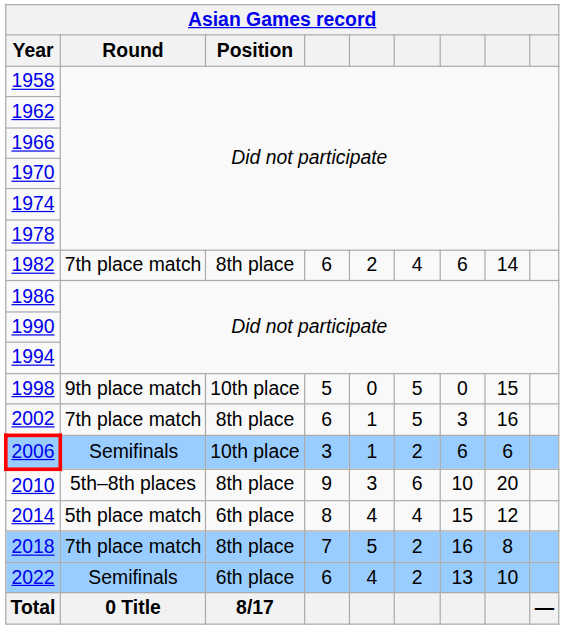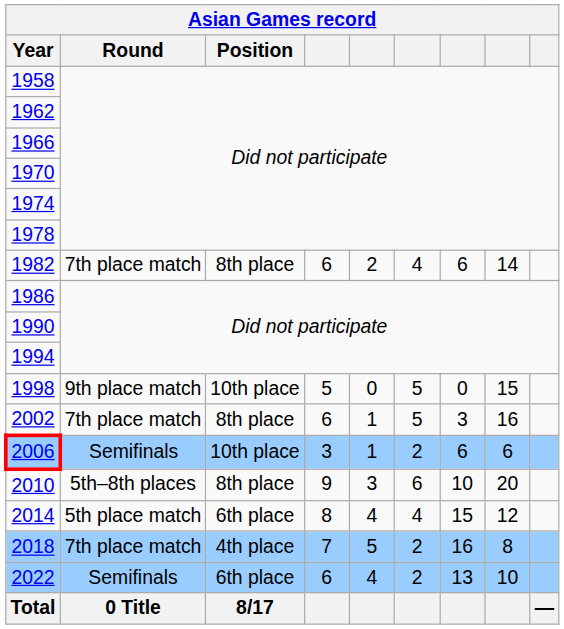(255, 546) 8th place -> (255, 546) 4th place
